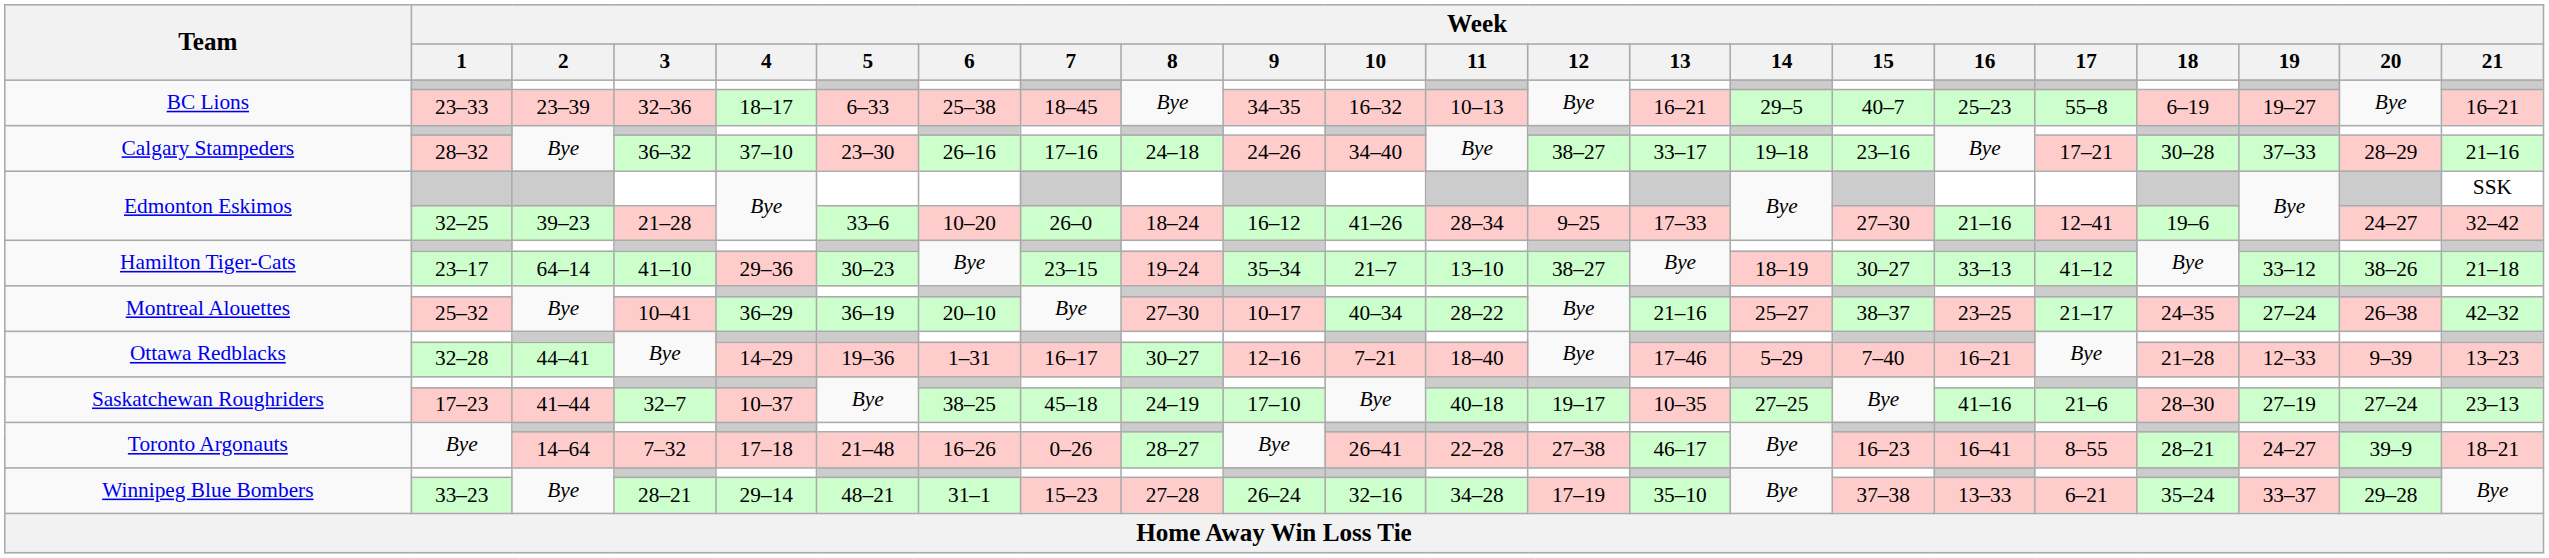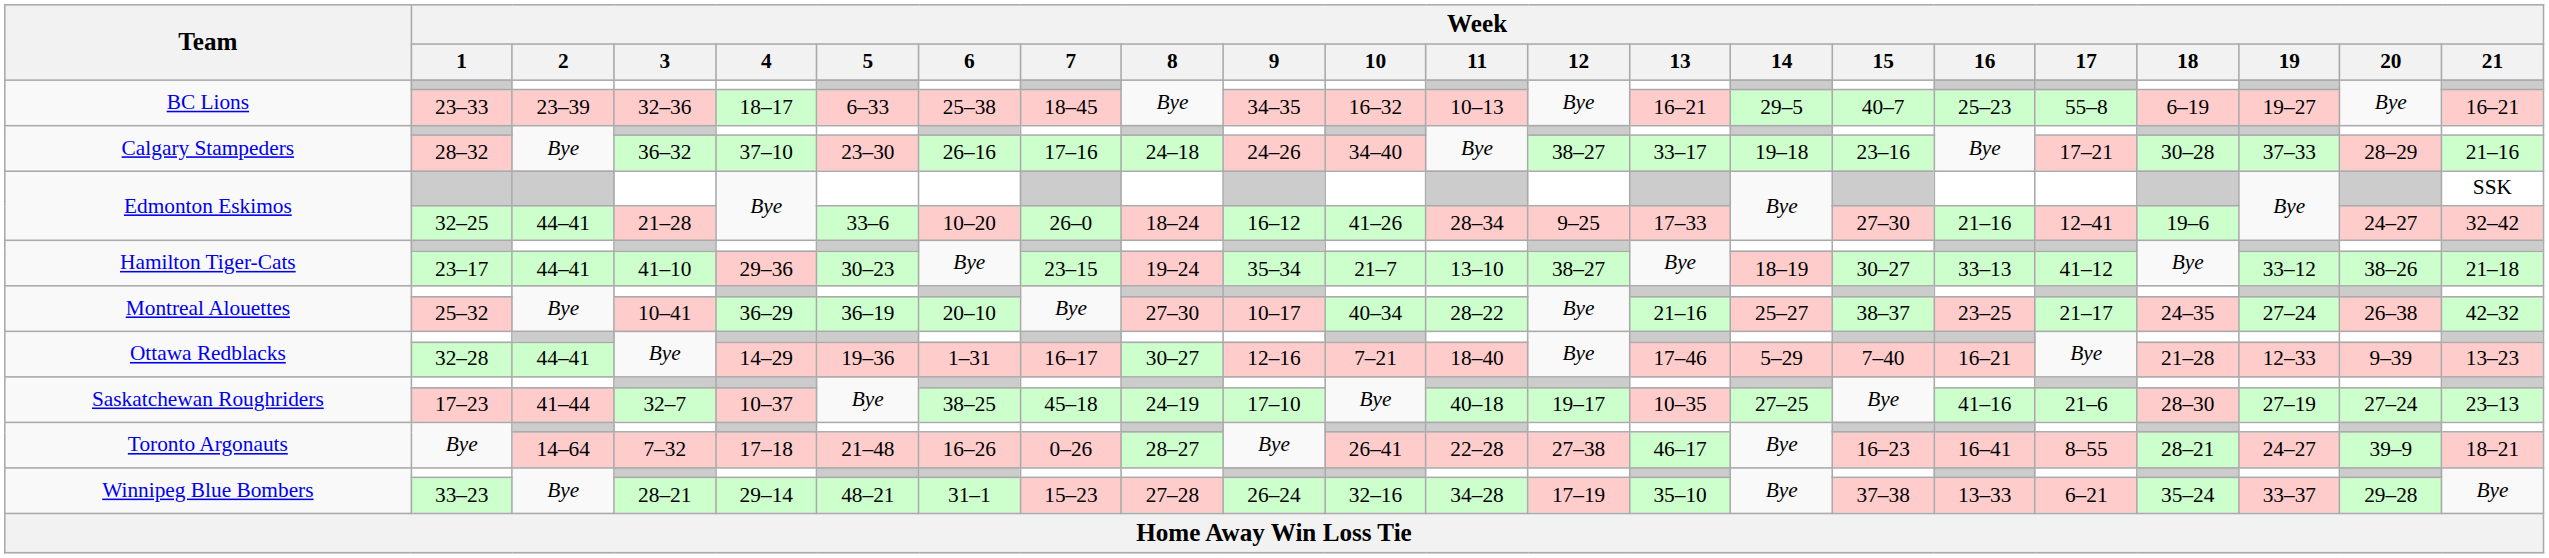(563, 223) 39–23 -> (563, 223) 44–41
(563, 268) 64–14 -> (563, 268) 44–41
